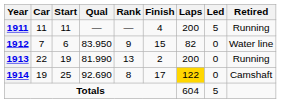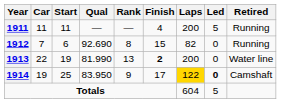(97, 43) 83.950 -> (97, 43) 92.690
(129, 43) 9 -> (129, 43) 8
(251, 43) Water line -> (251, 43) Running
(160, 59) normal -> (160, 59) bold
(251, 59) Running -> (251, 59) Water line
(97, 75) 92.690 -> (97, 75) 83.950
(129, 75) 8 -> (129, 75) 9
(216, 75) normal -> (216, 75) bold
